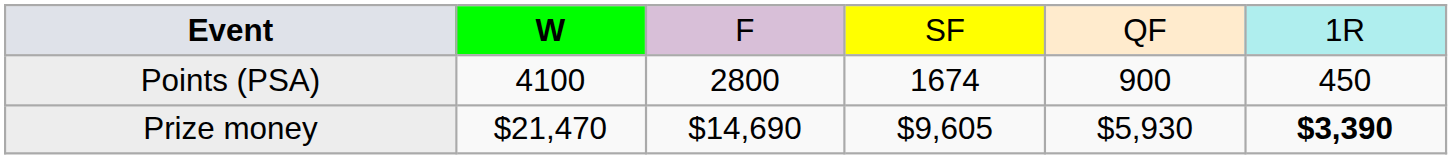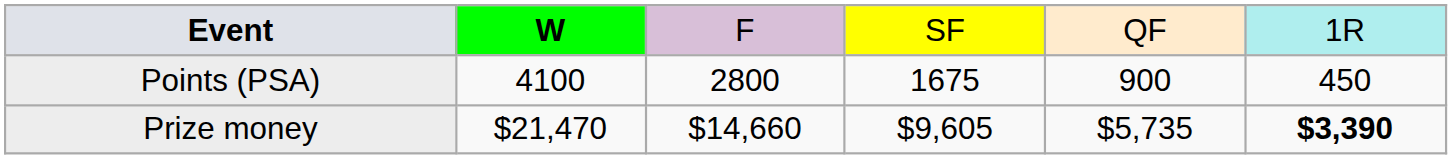(945, 80) 1674 -> (945, 80) 1675
(745, 129) $14,690 -> (745, 129) $14,660
(1145, 129) $5,930 -> (1145, 129) $5,735
